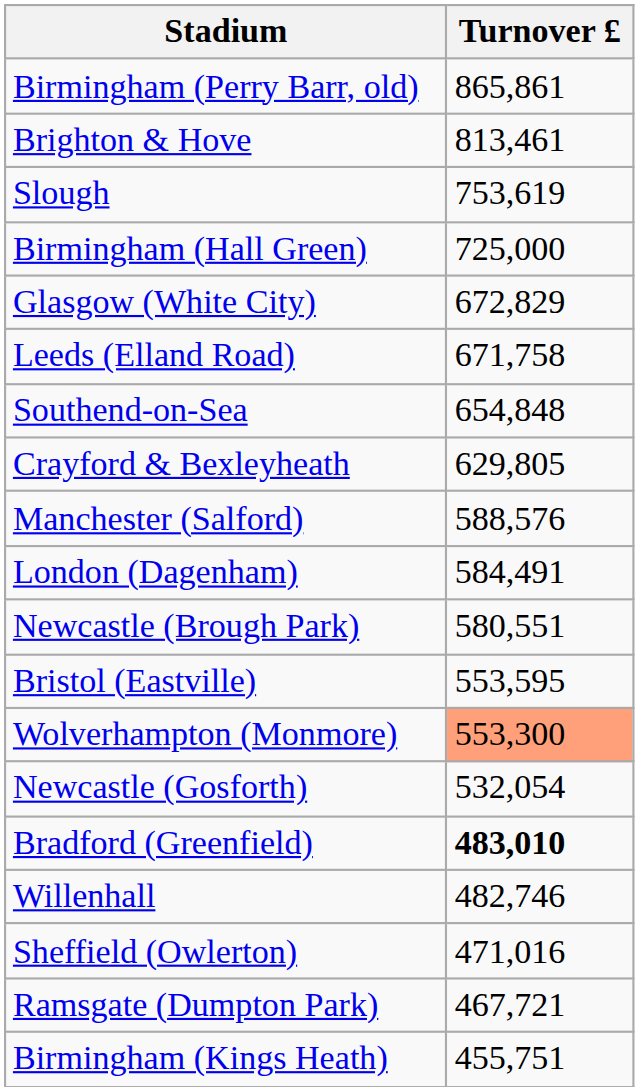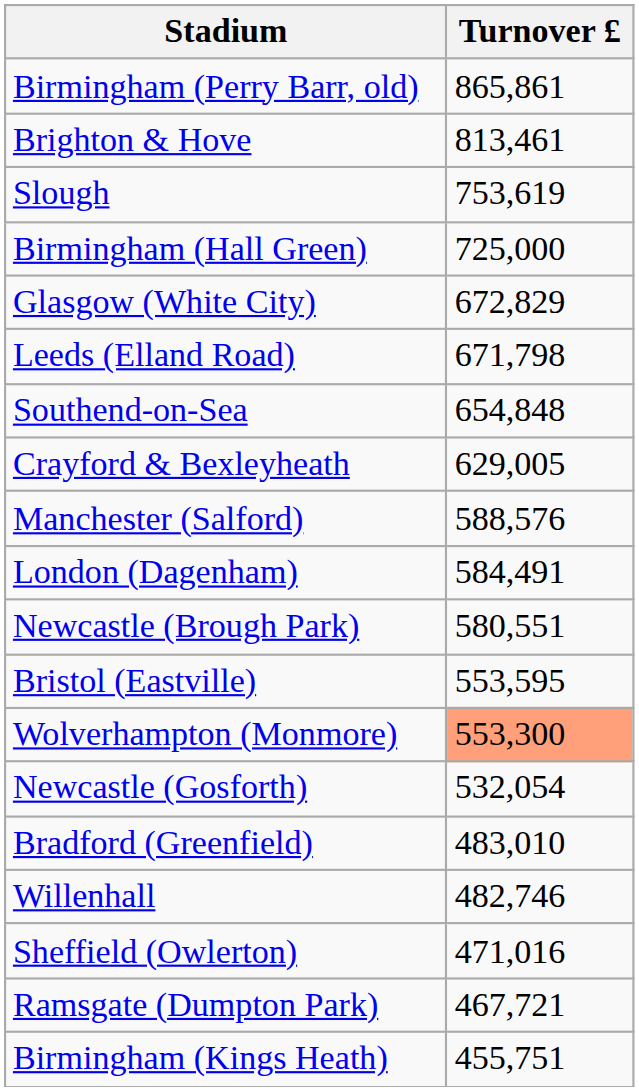(510, 355) 671,758 -> (510, 355) 671,798
(510, 463) 629,805 -> (510, 463) 629,005
(510, 842) bold -> (510, 842) normal
